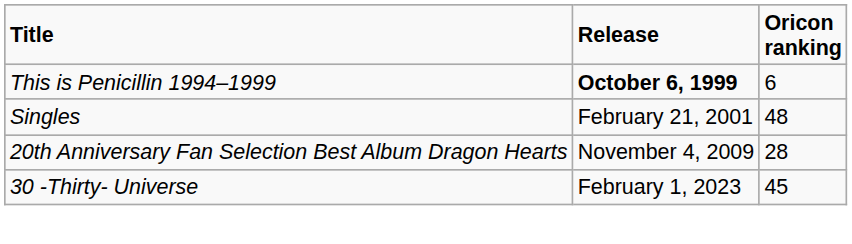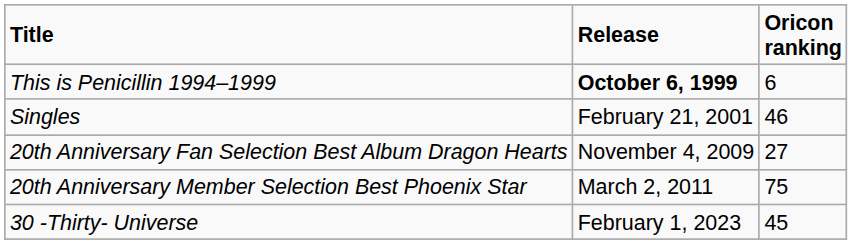(776, 117) 48 -> (776, 117) 46
(776, 152) 28 -> (776, 152) 27
+ row: (268, 187)
